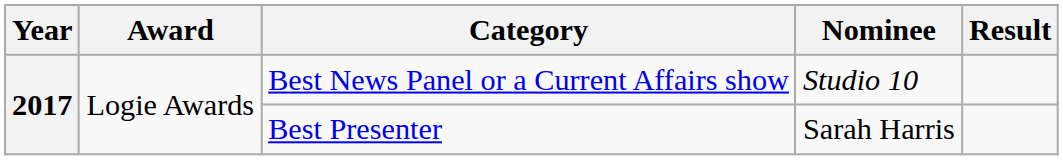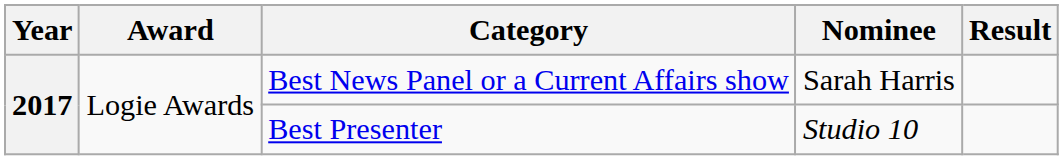(861, 79) Studio 10 -> (879, 79) Sarah Harris
(879, 129) Sarah Harris -> (861, 129) Studio 10
